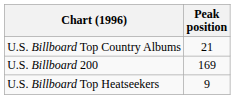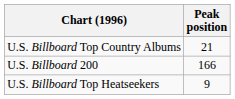(207, 65) 169 -> (207, 65) 166
